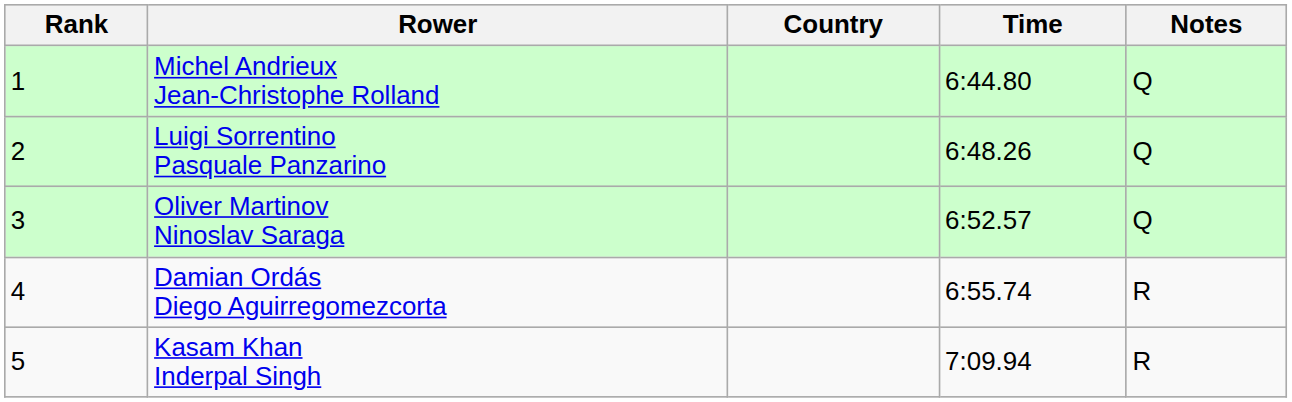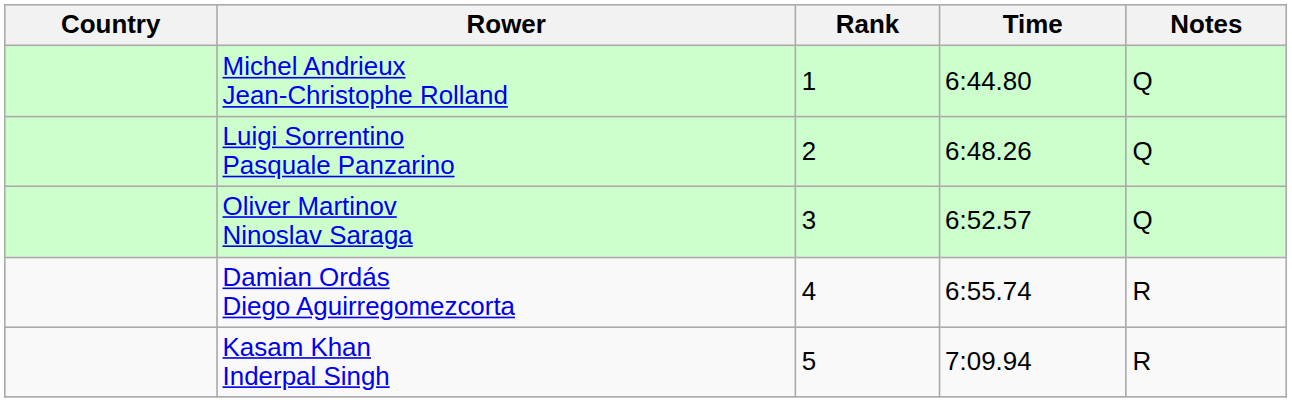columns swapped: (76, 25) <-> (833, 25)
